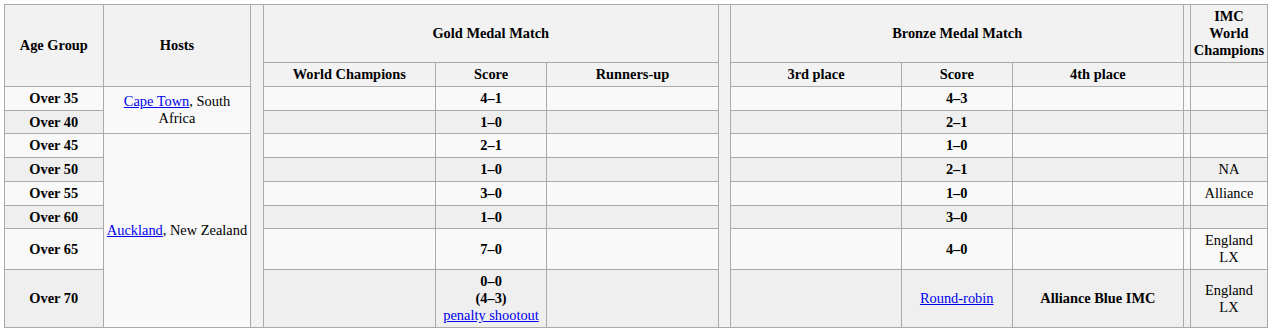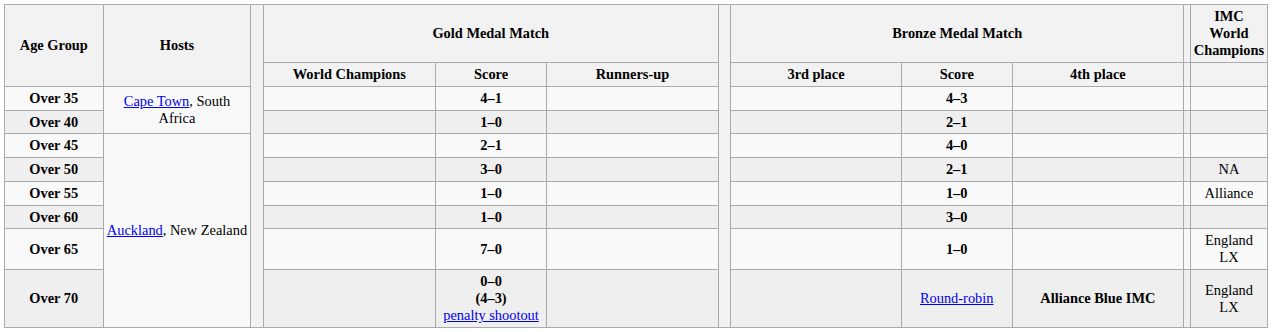(957, 145) 1–0 -> (957, 145) 4–0
(491, 169) 1–0 -> (491, 169) 3–0
(491, 193) 3–0 -> (491, 193) 1–0
(957, 249) 4–0 -> (957, 249) 1–0
